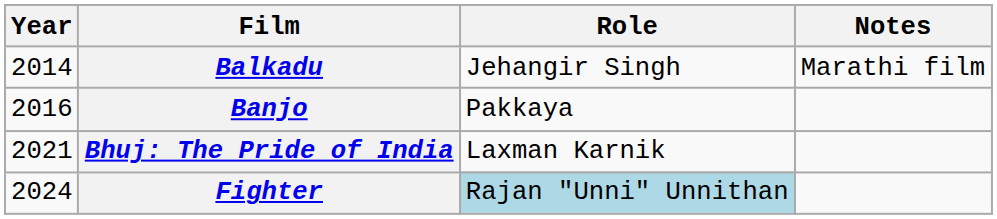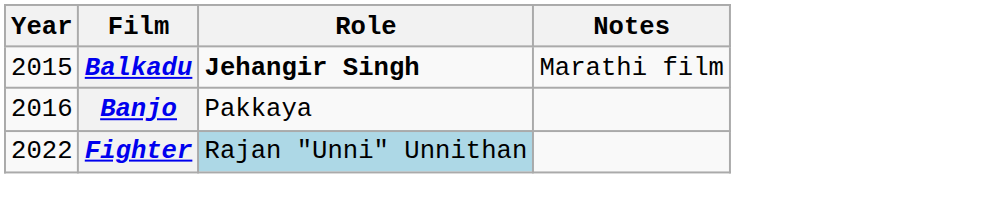(42, 68) 2014 -> (42, 68) 2015
(573, 68) normal -> (312, 68) bold
- row: (269, 151)
(42, 193) 2024 -> (42, 151) 2022
